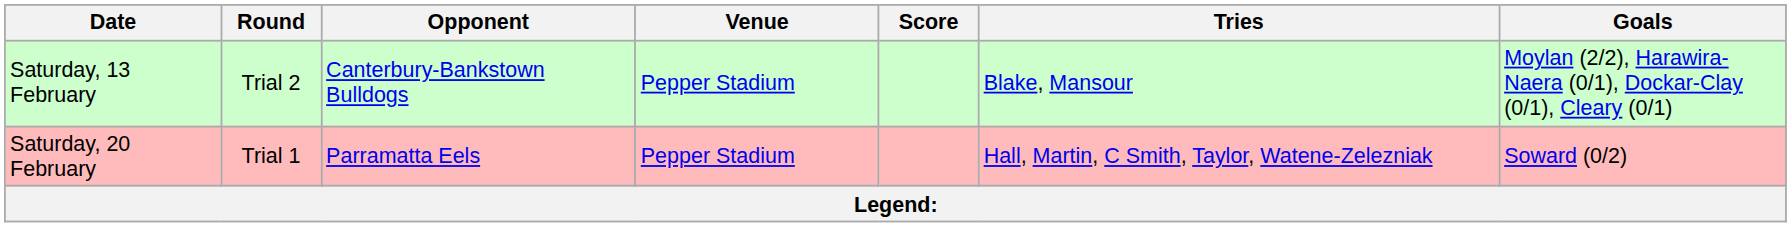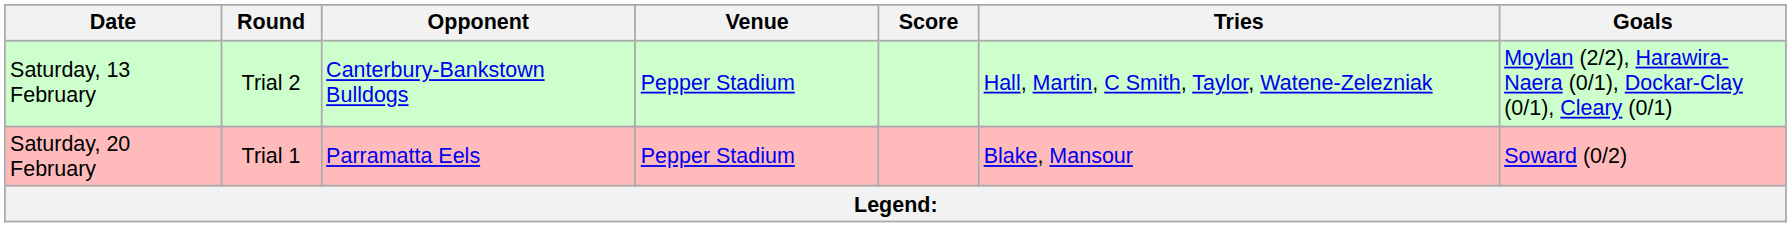(1058, 83) Blake, Mansour -> (1208, 83) Hall, Martin, C Smith, Taylor, Watene-Zelezniak
(1208, 156) Hall, Martin, C Smith, Taylor, Watene-Zelezniak -> (1058, 156) Blake, Mansour
